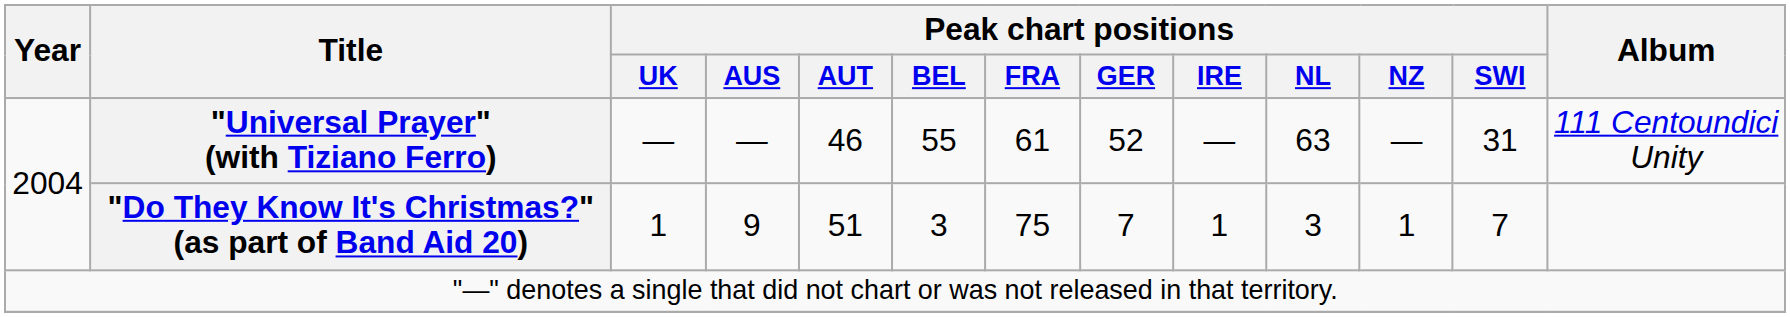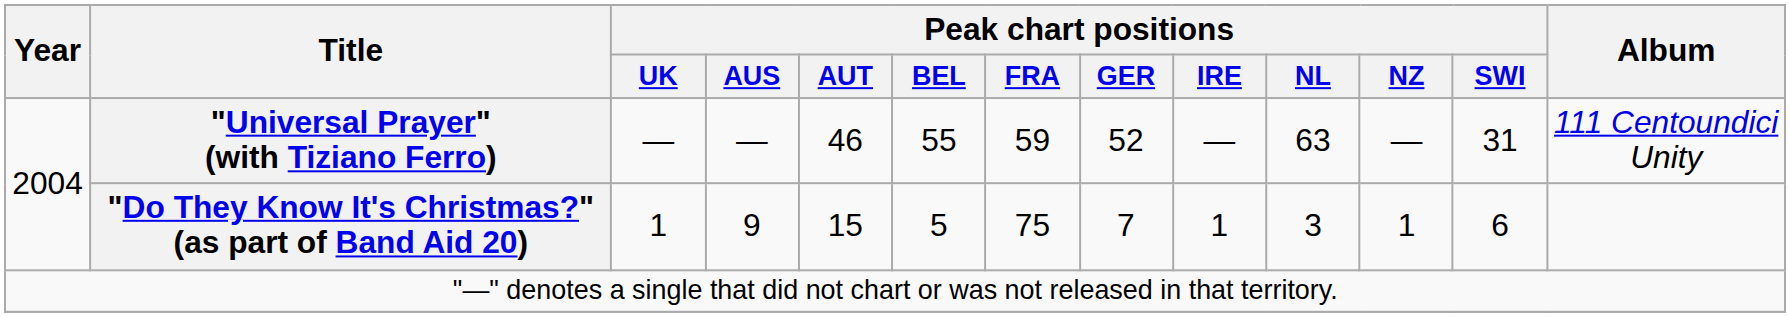(1032, 140) 61 -> (1032, 140) 59
(845, 226) 51 -> (845, 226) 15
(939, 226) 3 -> (939, 226) 5
(1500, 226) 7 -> (1500, 226) 6
